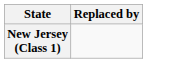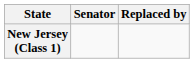+ column: (94, 14)
